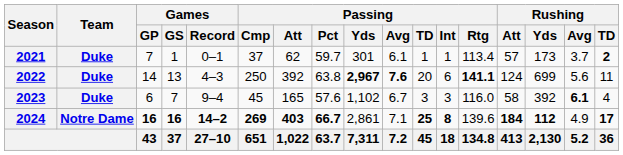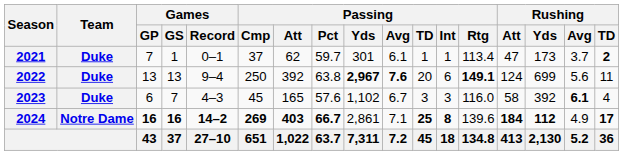(511, 56) 57 -> (511, 56) 47
(149, 77) 14 -> (149, 77) 13
(212, 77) 4–3 -> (212, 77) 9–4
(478, 77) 141.1 -> (478, 77) 149.1
(212, 98) 9–4 -> (212, 98) 4–3
